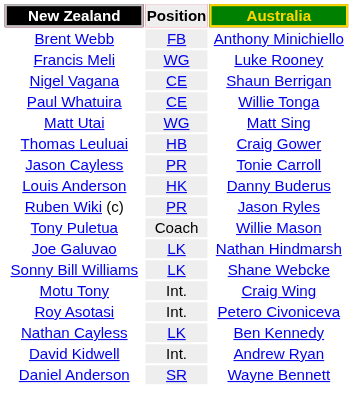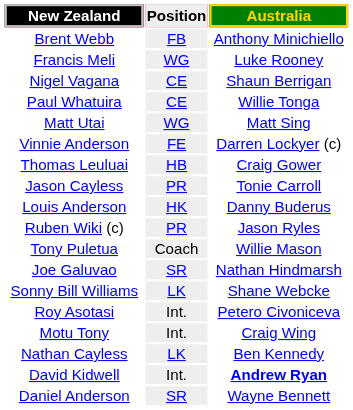+ row: (74, 144)
(177, 249) LK -> (177, 270) SR
rows swapped: (74, 291) <-> (74, 312)
(279, 354) normal -> (279, 375) bold
